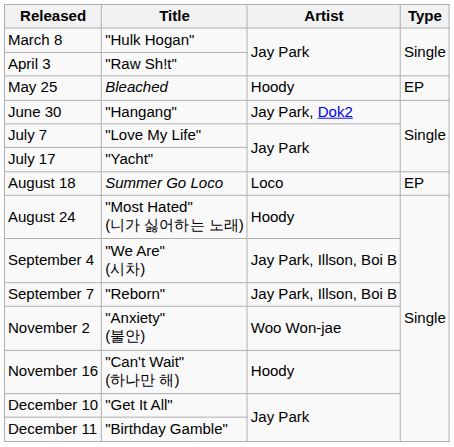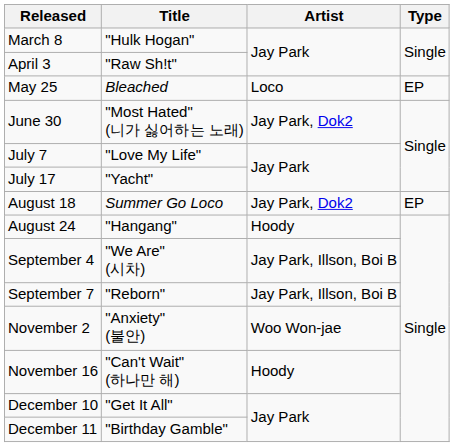(273, 87) Hoody -> (267, 87) Loco
(141, 111) "Hangang" -> (174, 120) "Most Hated" (니가 싫어하는 노래)
(267, 183) Loco -> (302, 203) Jay Park, Dok2
(174, 216) "Most Hated" (니가 싫어하는 노래) -> (141, 226) "Hangang"
